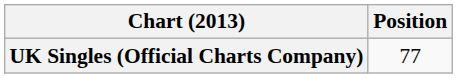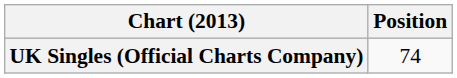(410, 55) 77 -> (410, 55) 74
